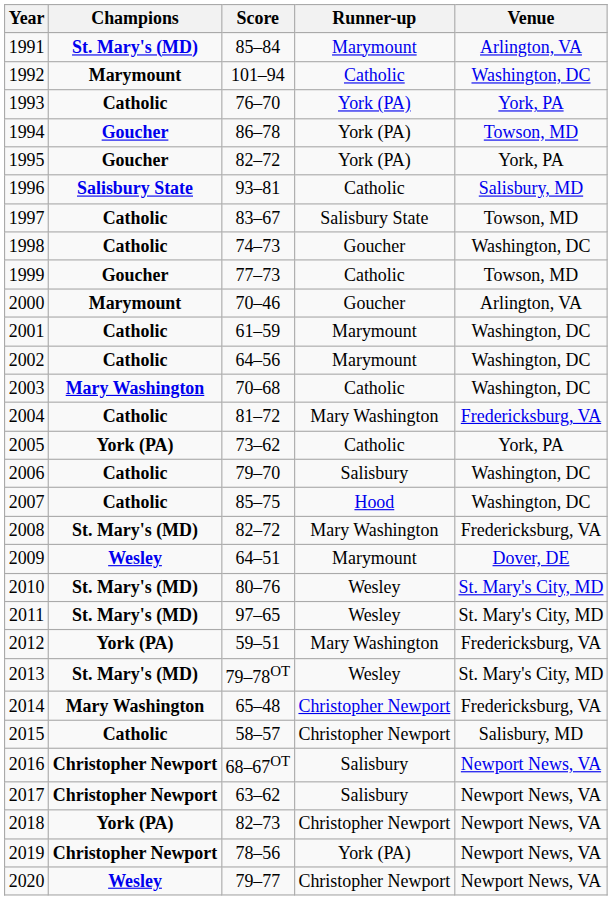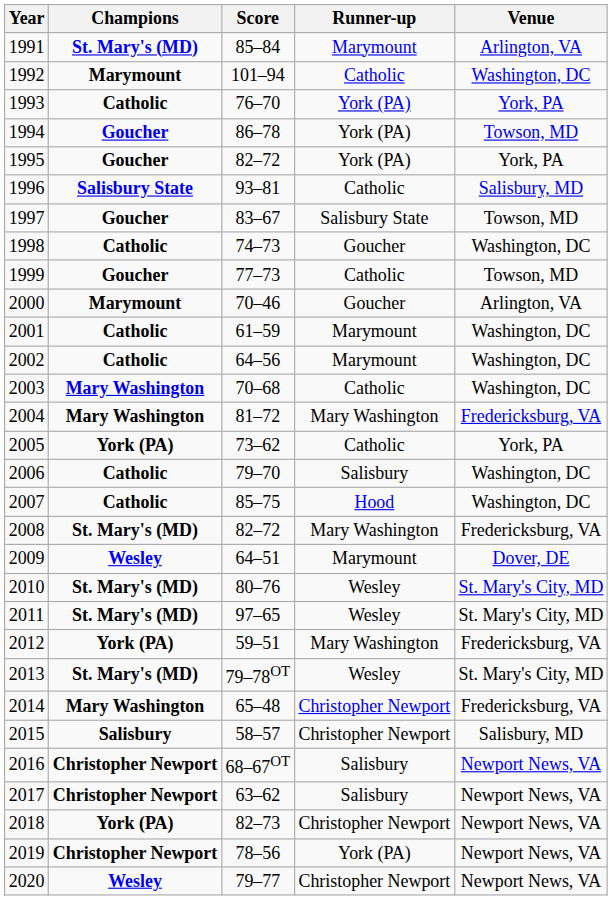(135, 217) Catholic -> (135, 217) Goucher
(135, 416) Catholic -> (135, 416) Mary Washington
(135, 734) Catholic -> (135, 734) Salisbury
